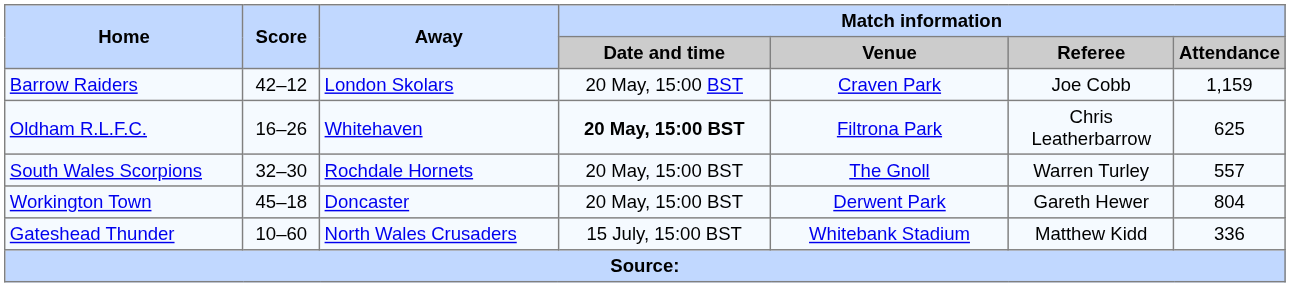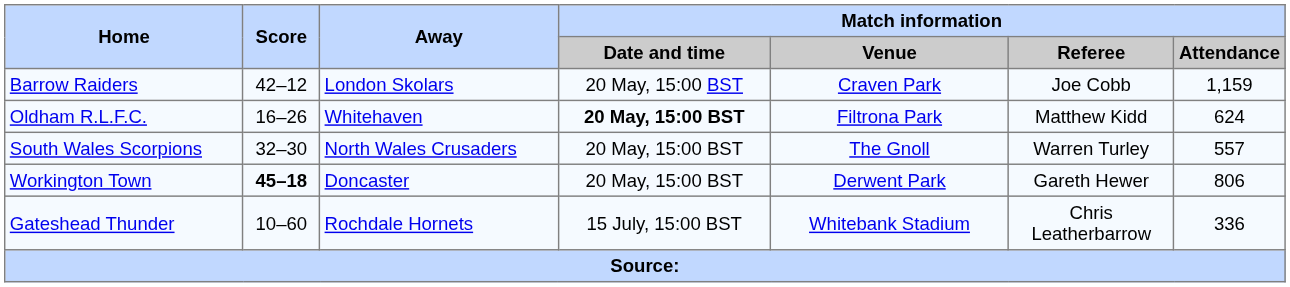(1091, 127) Chris Leatherbarrow -> (1091, 116) Matthew Kidd
(1229, 127) 625 -> (1229, 116) 624
(399, 170) Rochdale Hornets -> (421, 148) North Wales Crusaders
(281, 202) normal -> (281, 180) bold
(1229, 202) 804 -> (1229, 180) 806
(421, 234) North Wales Crusaders -> (399, 223) Rochdale Hornets
(1091, 234) Matthew Kidd -> (1091, 223) Chris Leatherbarrow
